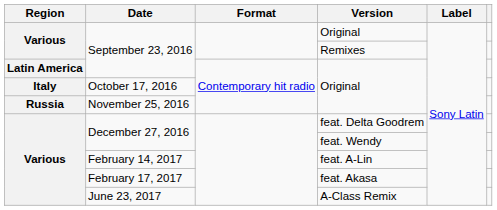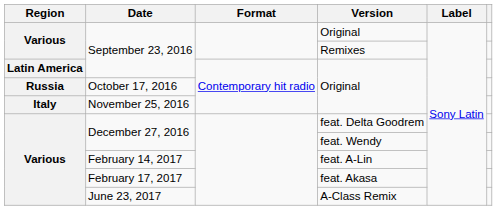(45, 86) Italy -> (45, 86) Russia
(45, 104) Russia -> (45, 104) Italy
